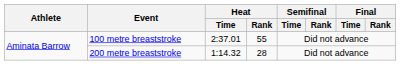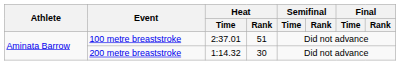(262, 39) 55 -> (262, 39) 51
(262, 53) 28 -> (262, 53) 30
